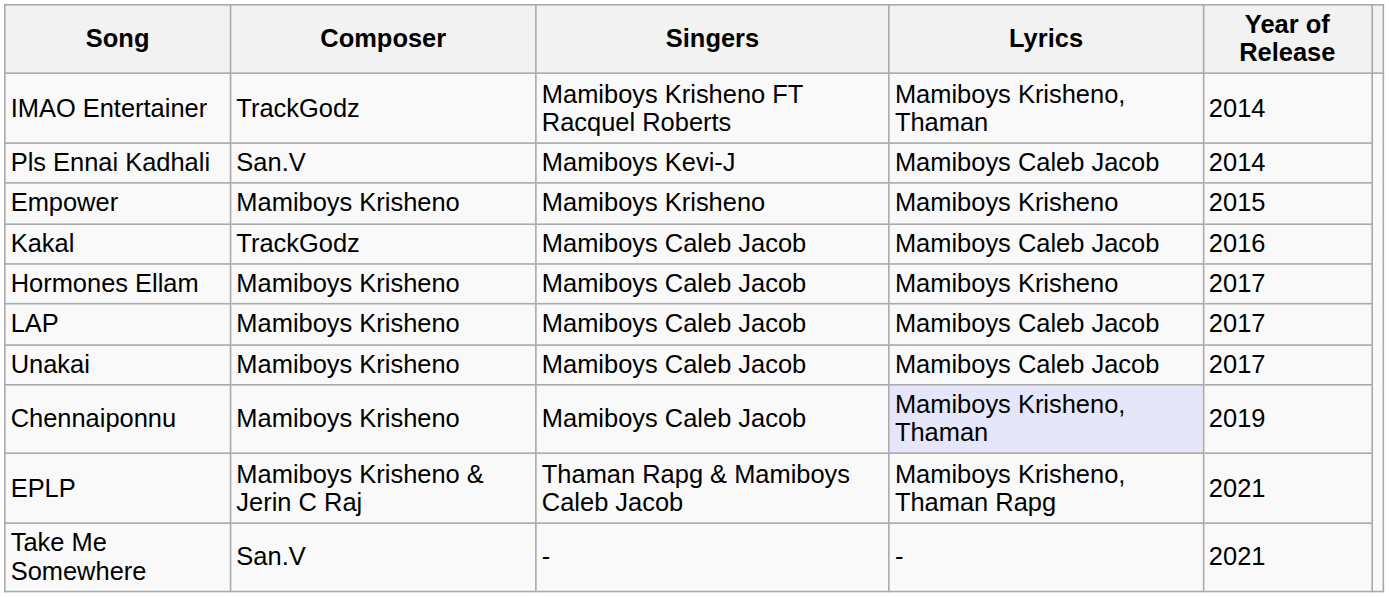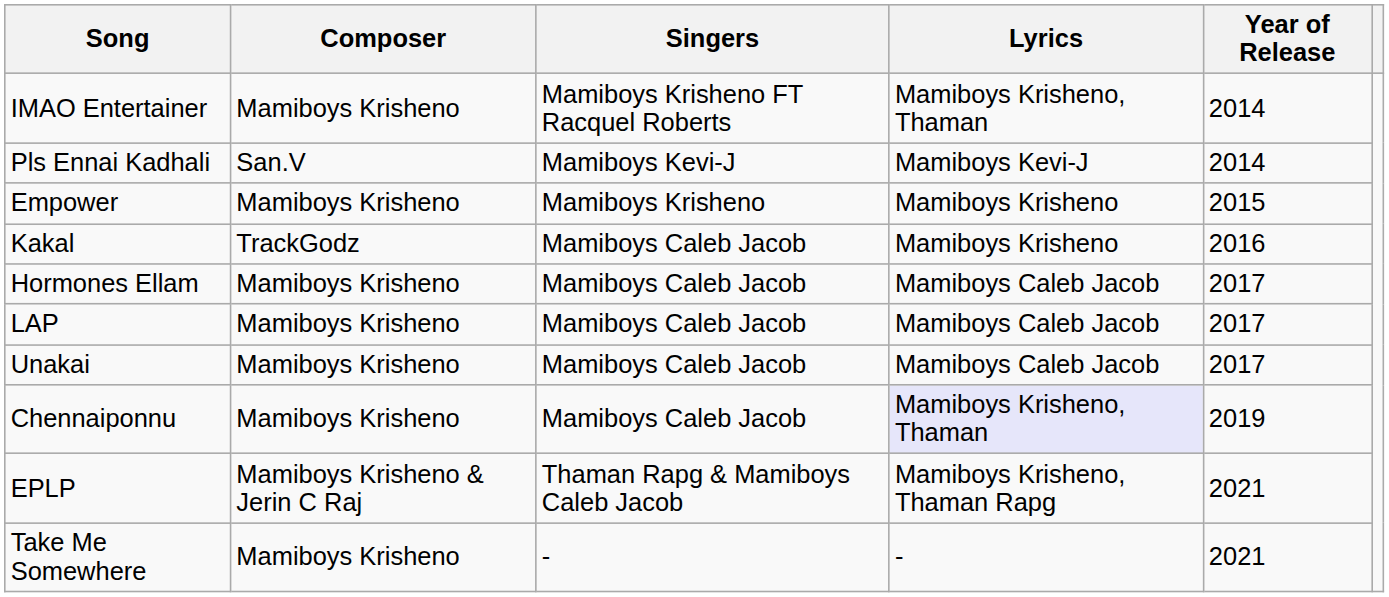(298, 107) TrackGodz -> (348, 107) Mamiboys Krisheno
(1027, 162) Mamiboys Caleb Jacob -> (992, 162) Mamiboys Kevi-J
(1027, 243) Mamiboys Caleb Jacob -> (1007, 243) Mamiboys Krisheno
(1007, 283) Mamiboys Krisheno -> (1027, 283) Mamiboys Caleb Jacob
(271, 556) San.V -> (348, 556) Mamiboys Krisheno
